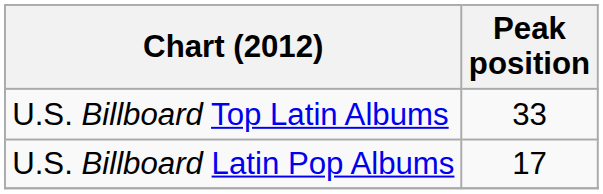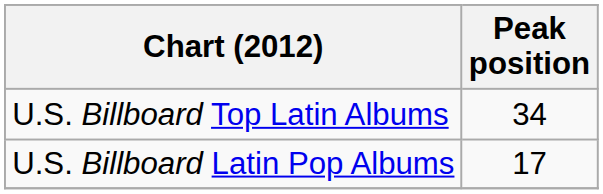(529, 113) 33 -> (529, 113) 34
